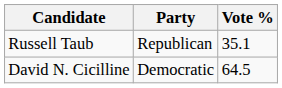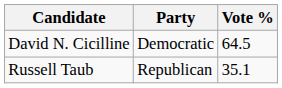rows swapped: (69, 69) <-> (51, 43)
